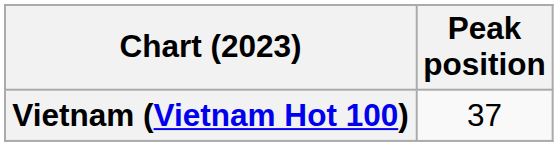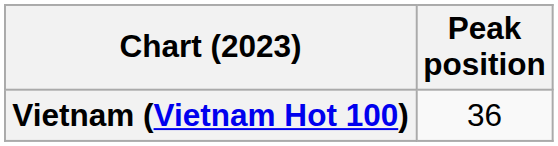(485, 114) 37 -> (485, 114) 36
